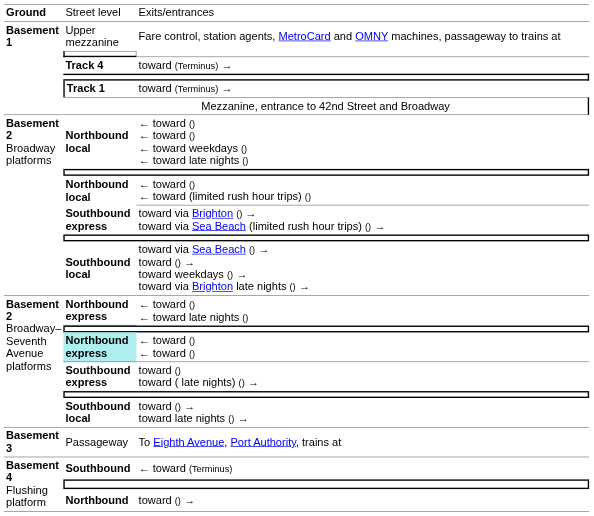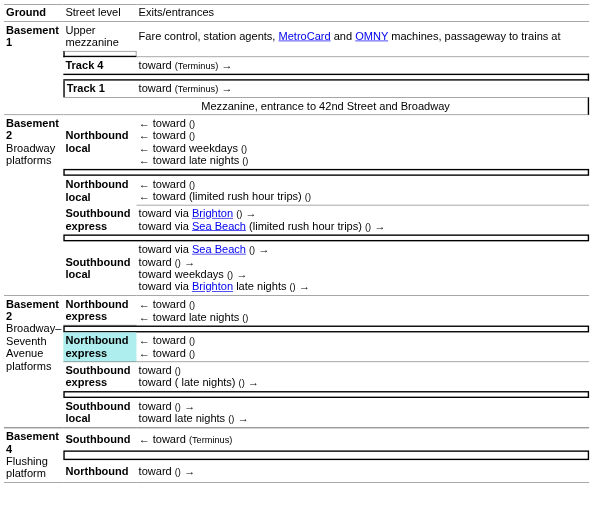- row: (32, 442)
